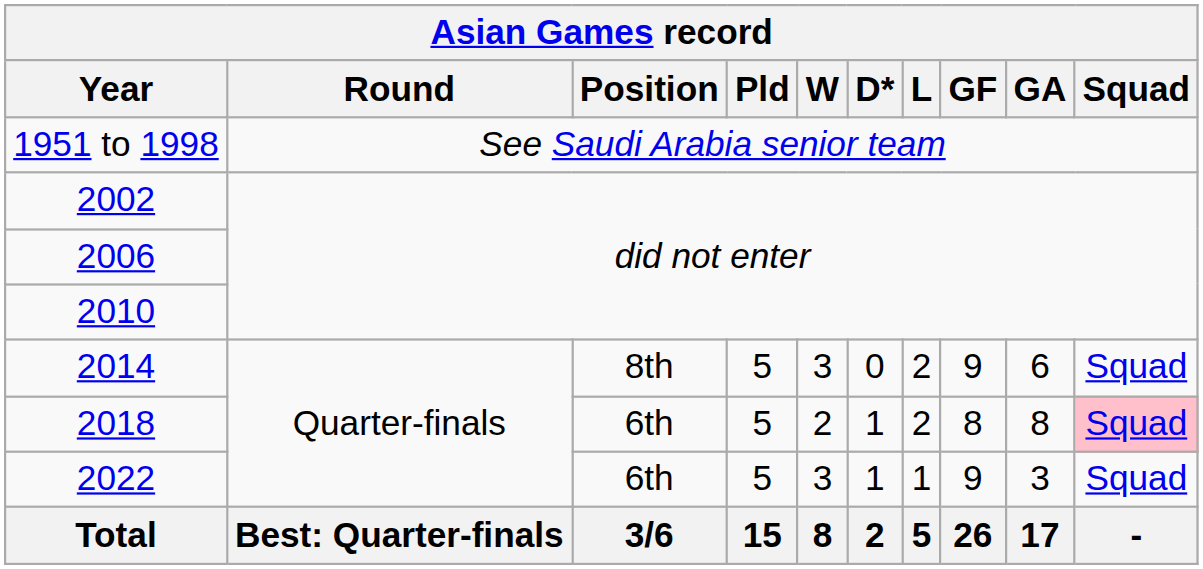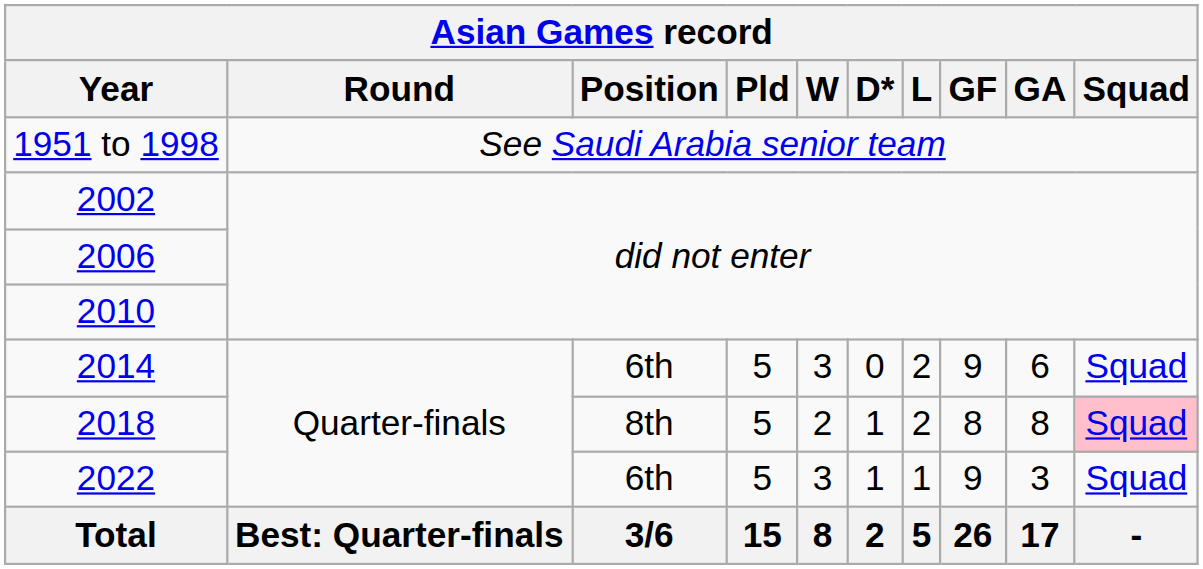(649, 367) 8th -> (649, 367) 6th
(649, 423) 6th -> (649, 423) 8th
